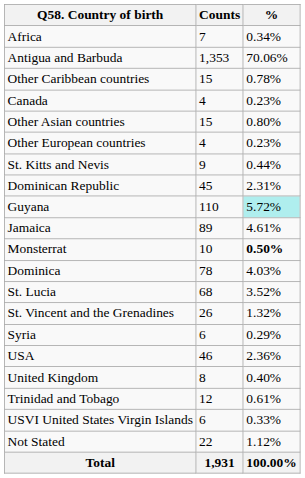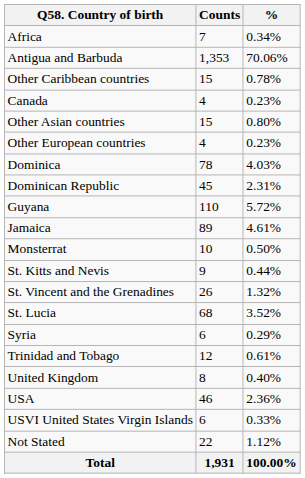rows swapped: (34, 270) <-> (58, 164)
(264, 206) paleturquoise background -> (264, 206) no background
(265, 249) bold -> (264, 249) normal
rows swapped: (32, 292) <-> (91, 313)
rows swapped: (63, 398) <-> (21, 356)
